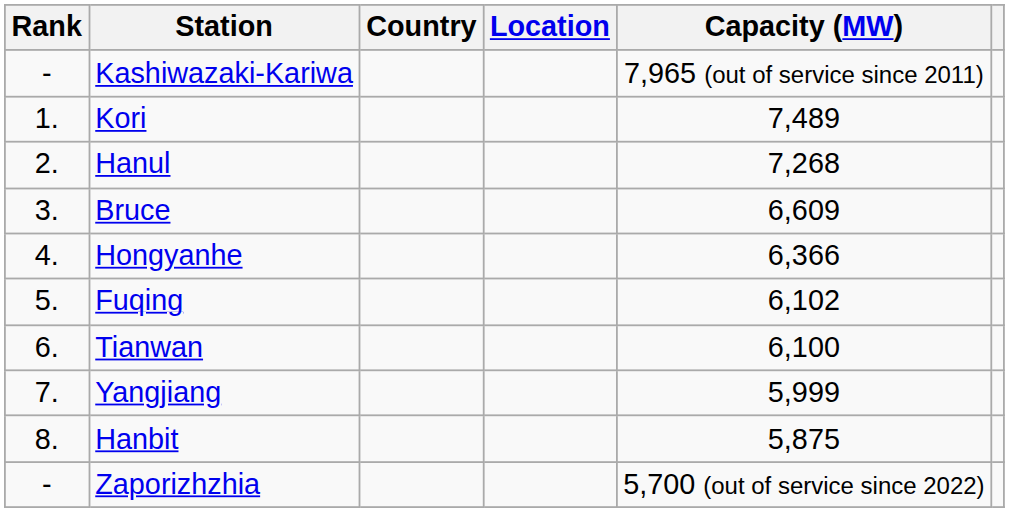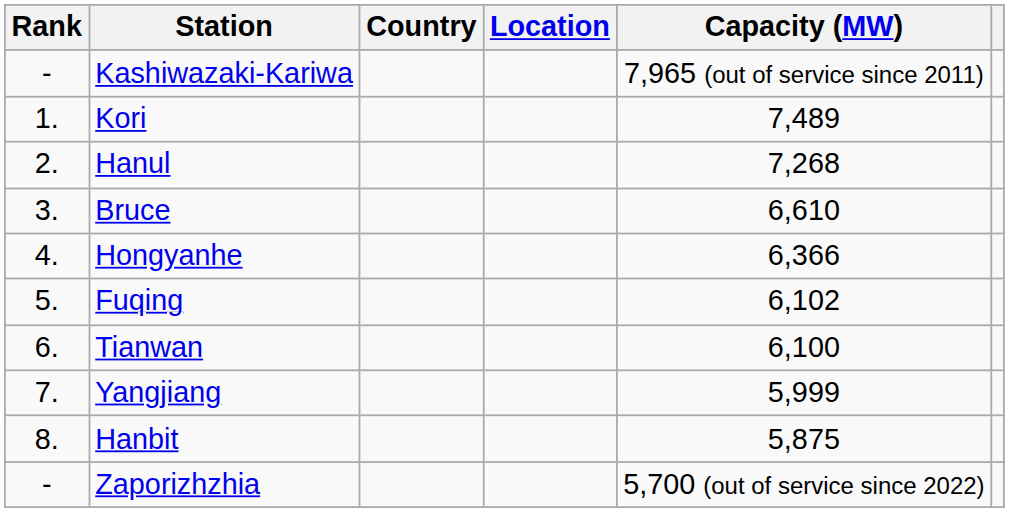(804, 210) 6,609 -> (804, 210) 6,610
